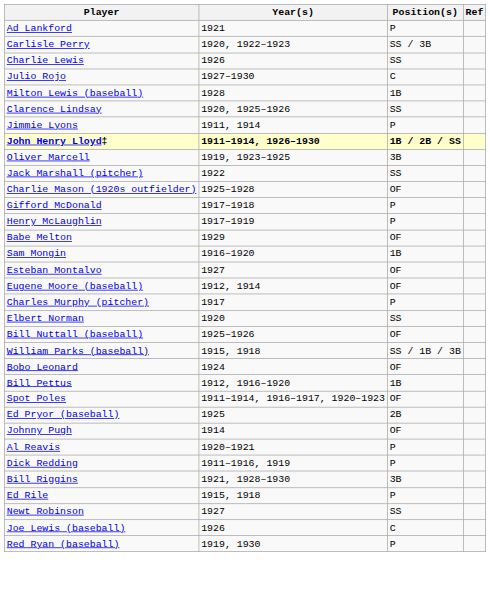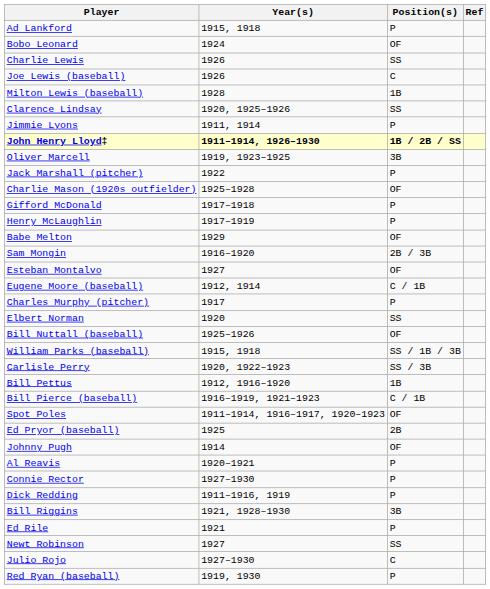(213, 29) 1921 -> (231, 29) 1915, 1918
rows swapped: (42, 367) <-> (48, 45)
rows swapped: (66, 528) <-> (36, 77)
(396, 173) SS -> (393, 173) P
(396, 254) 1B -> (410, 254) 2B / 3B
(396, 286) OF -> (407, 286) C / 1B
+ row: (72, 399)
+ row: (45, 479)
(231, 496) 1915, 1918 -> (213, 528) 1921
